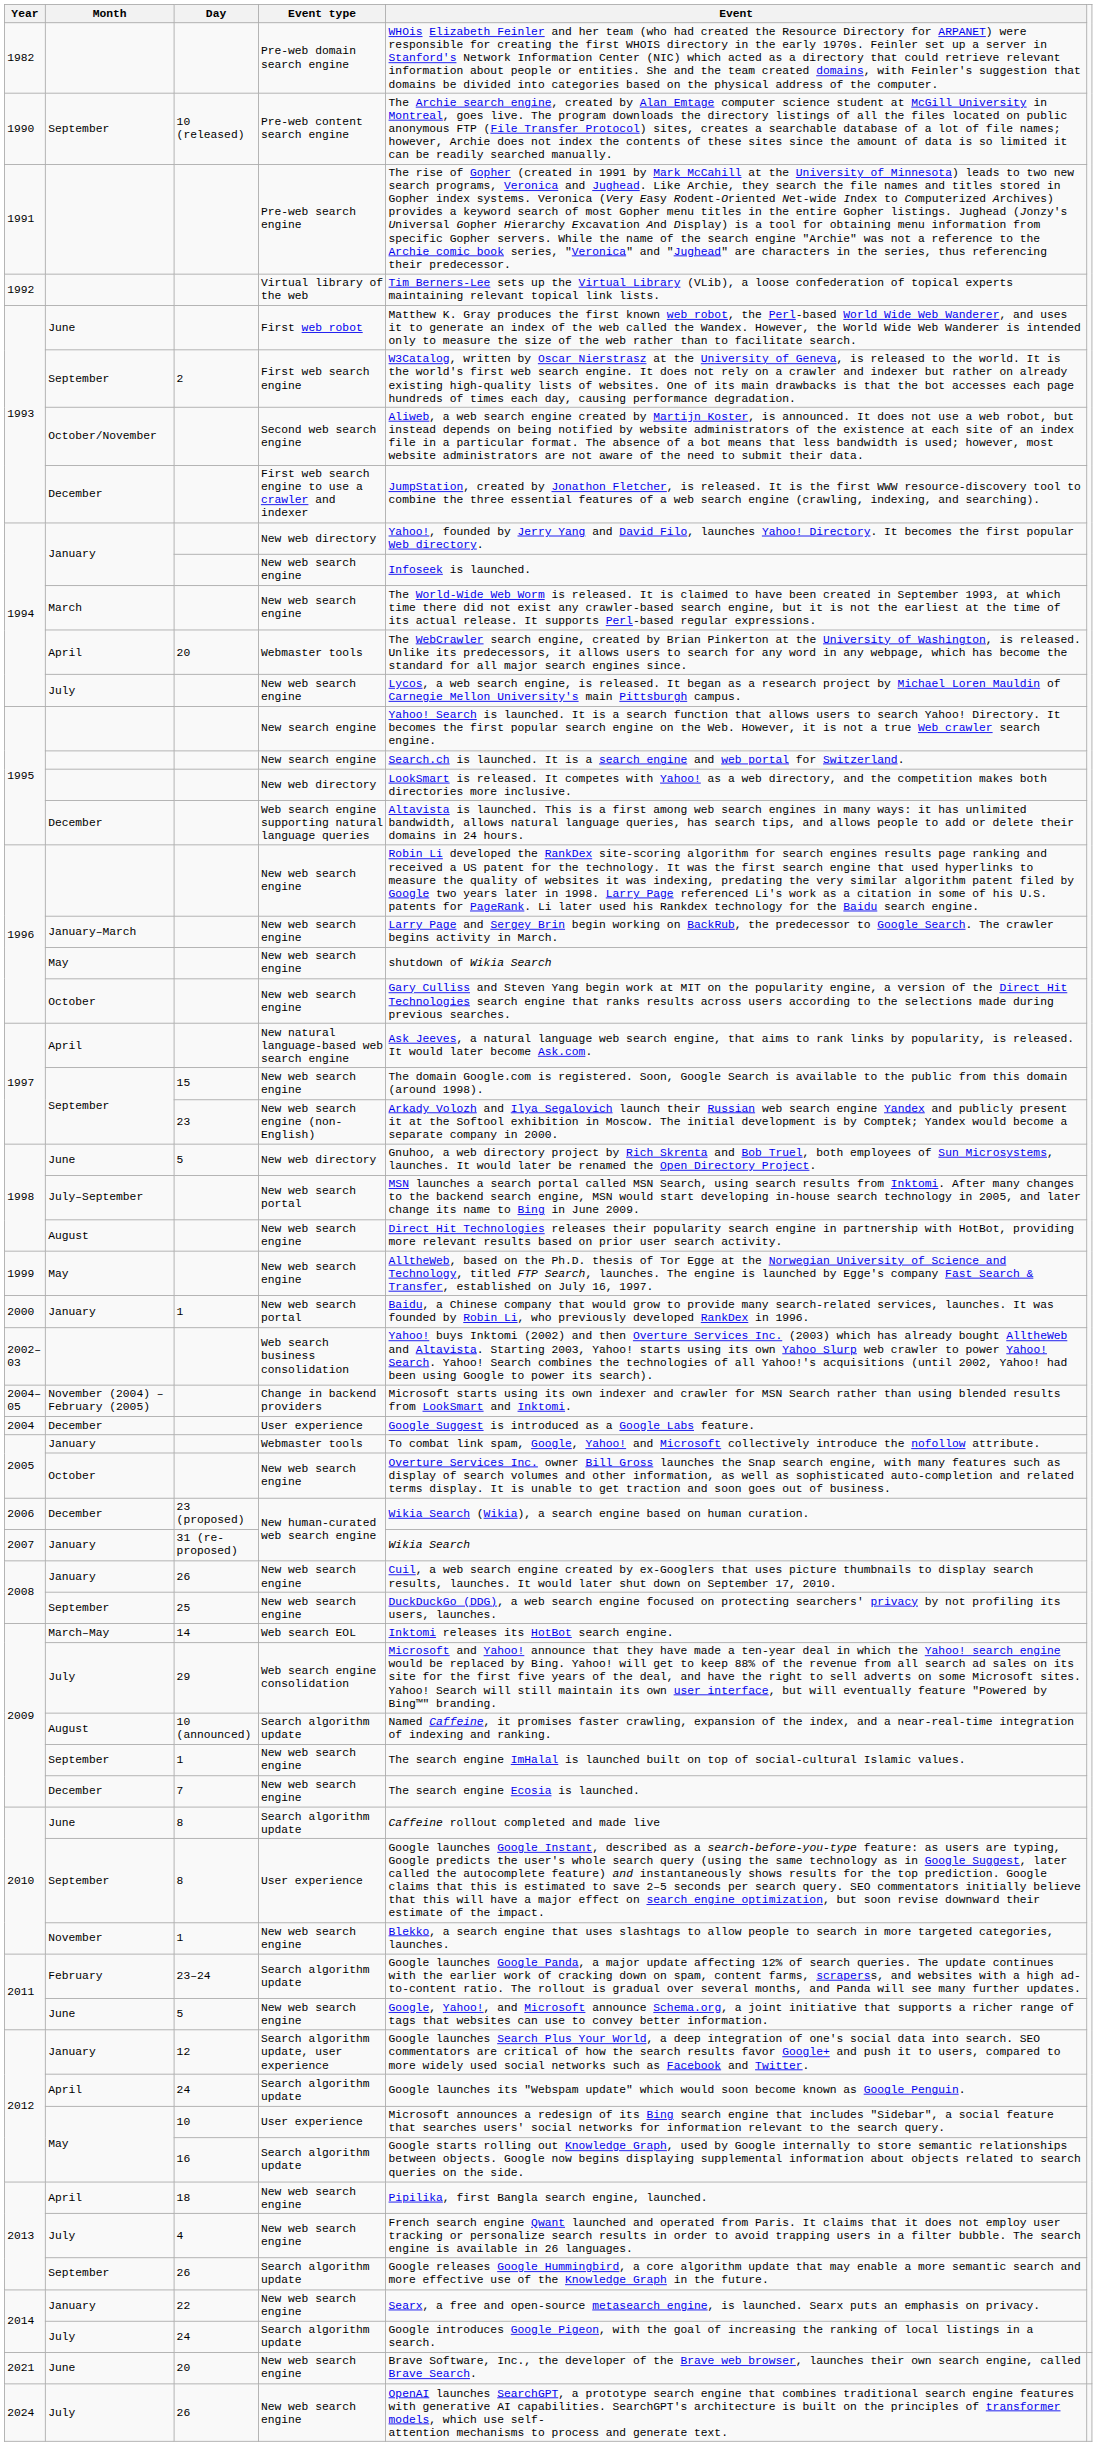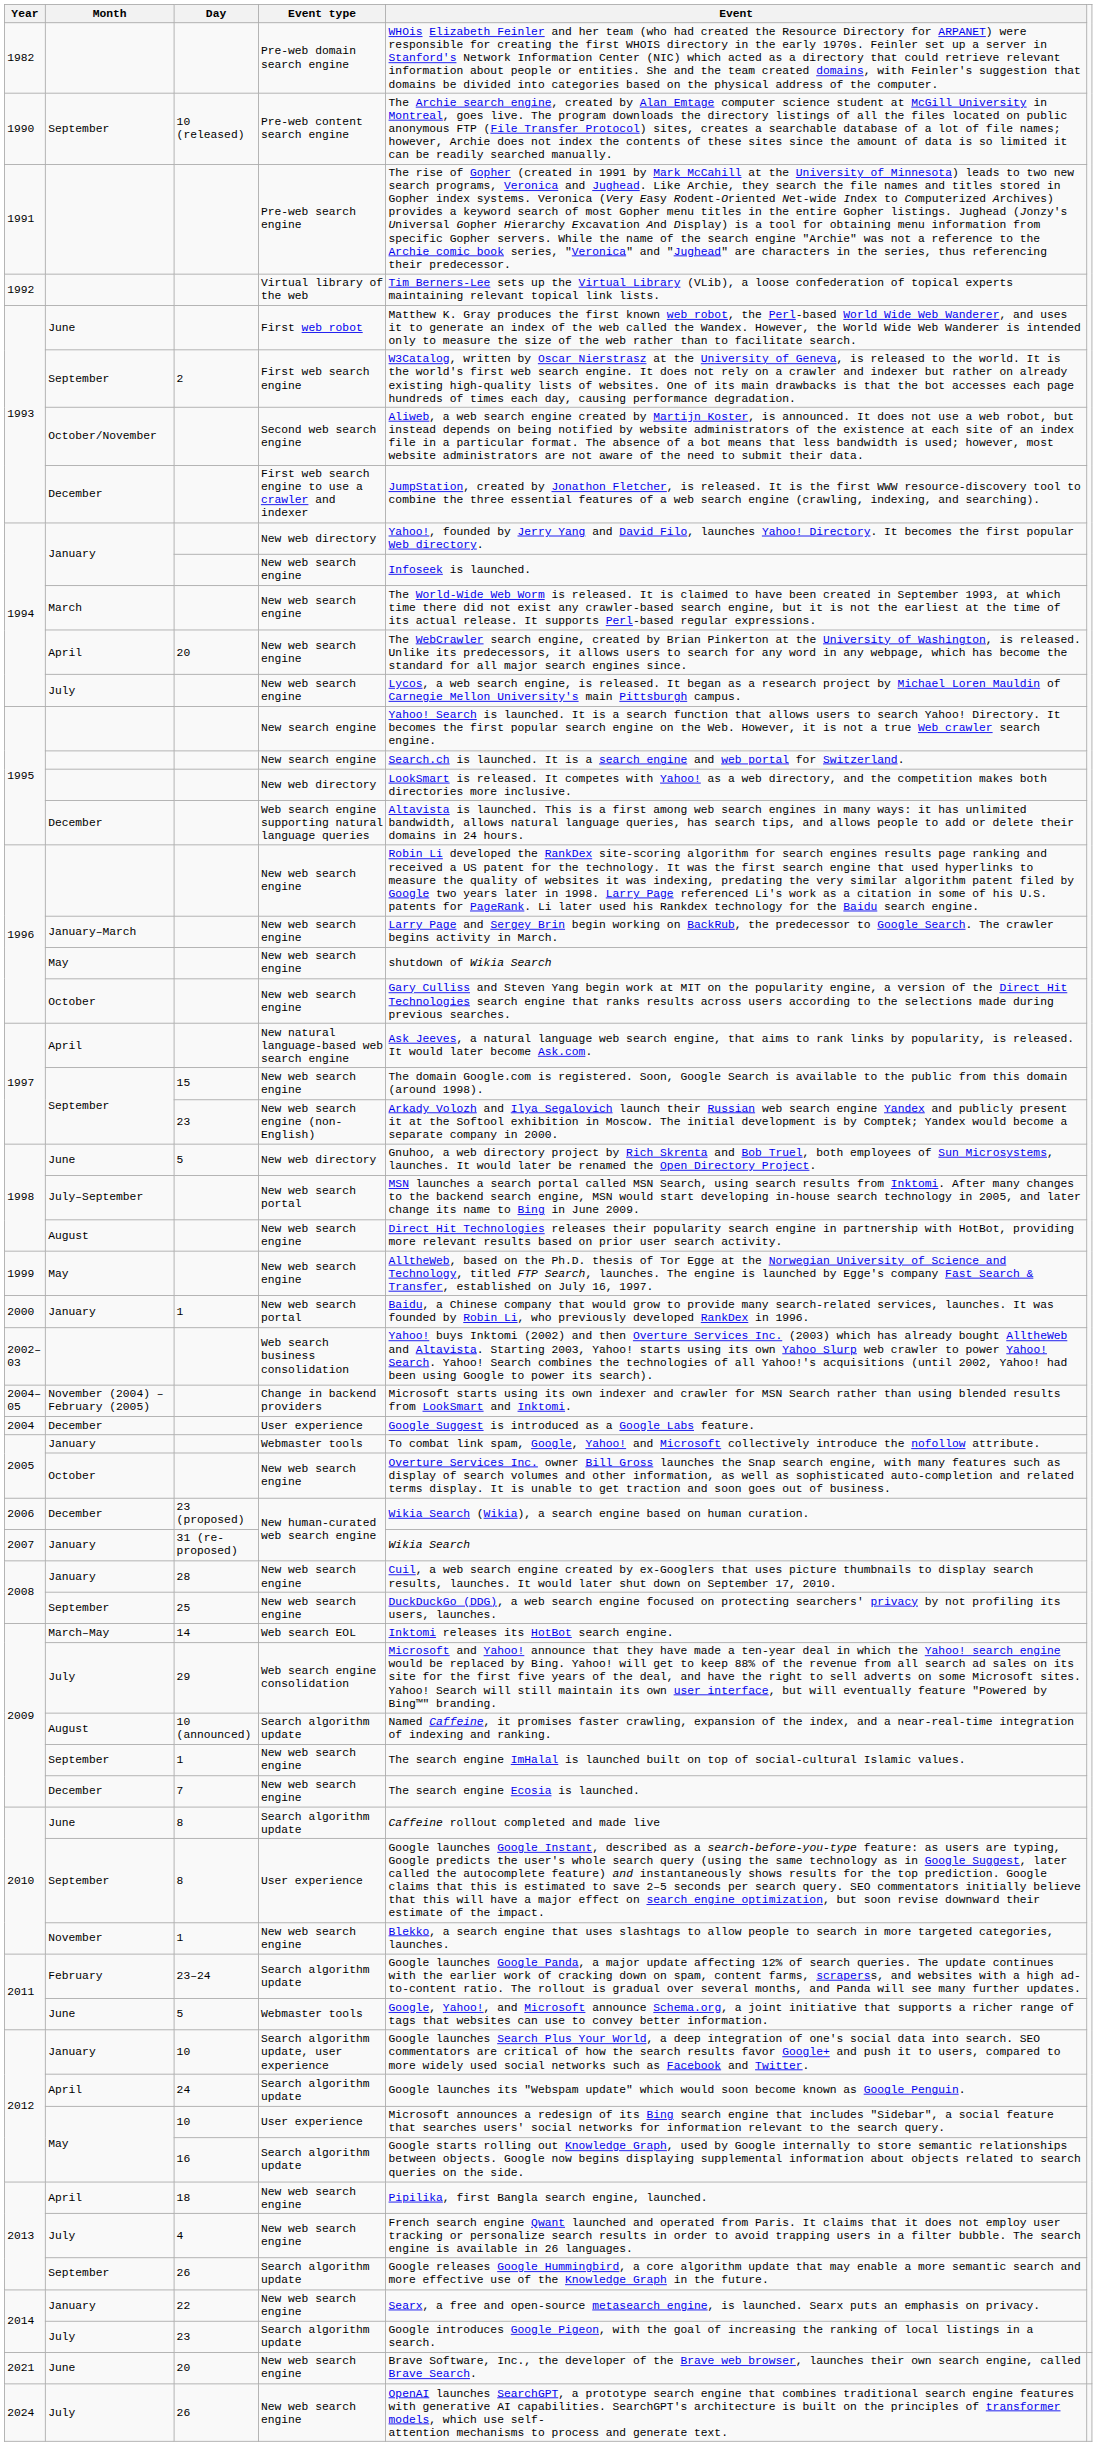(312, 652) Webmaster tools -> (308, 652) New web search engine
(183, 1577) 26 -> (183, 1577) 28
(308, 2014) New web search engine -> (312, 2014) Webmaster tools
(183, 2052) 12 -> (183, 2052) 10
(183, 2337) 24 -> (183, 2337) 23
